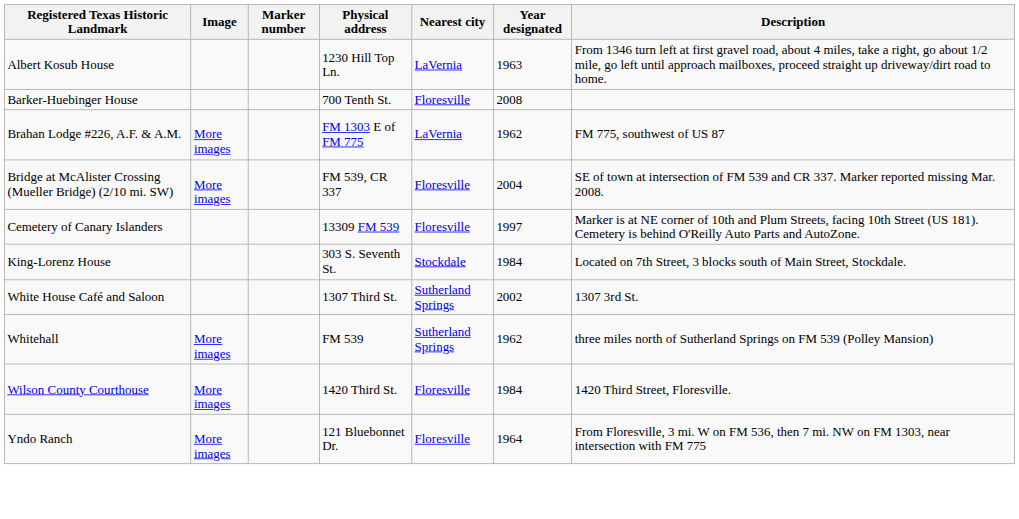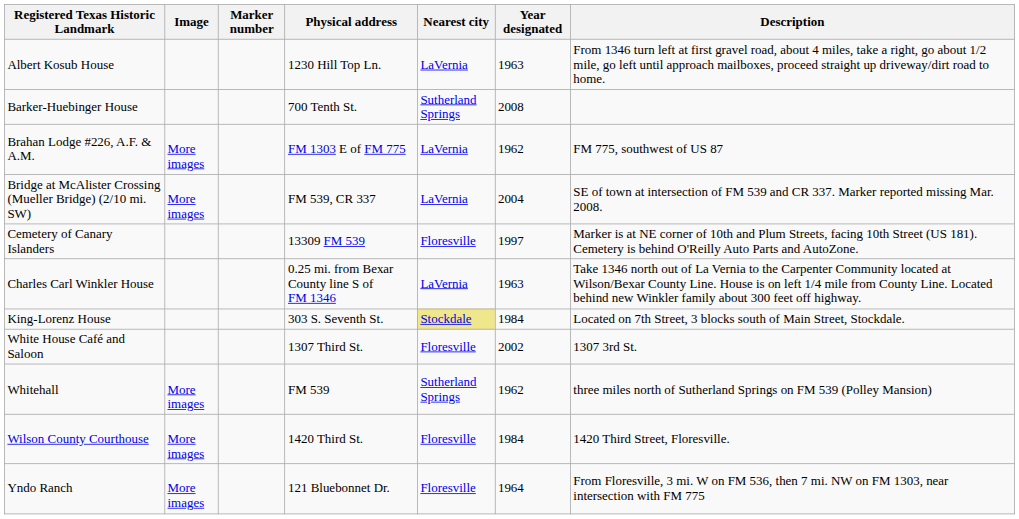(442, 99) Floresville -> (448, 106) Sutherland Springs
(442, 184) Floresville -> (444, 199) LaVernia
+ row: (81, 283)
(440, 262) no background -> (446, 319) khaki background
(443, 297) Sutherland Springs -> (448, 346) Floresville
